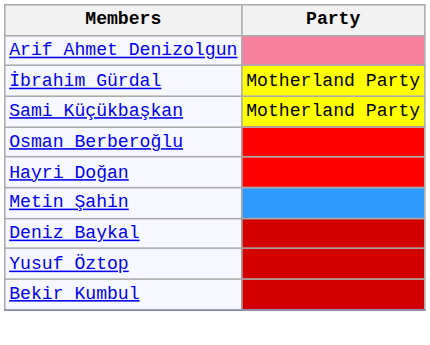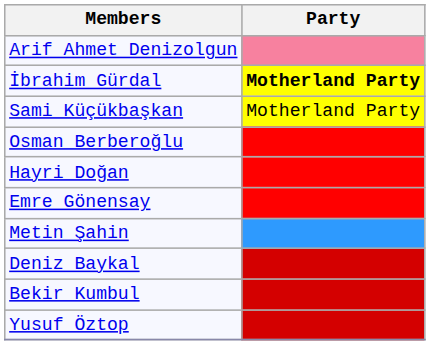(333, 81) normal -> (333, 81) bold
+ row: (80, 202)
rows swapped: (74, 294) <-> (69, 263)
